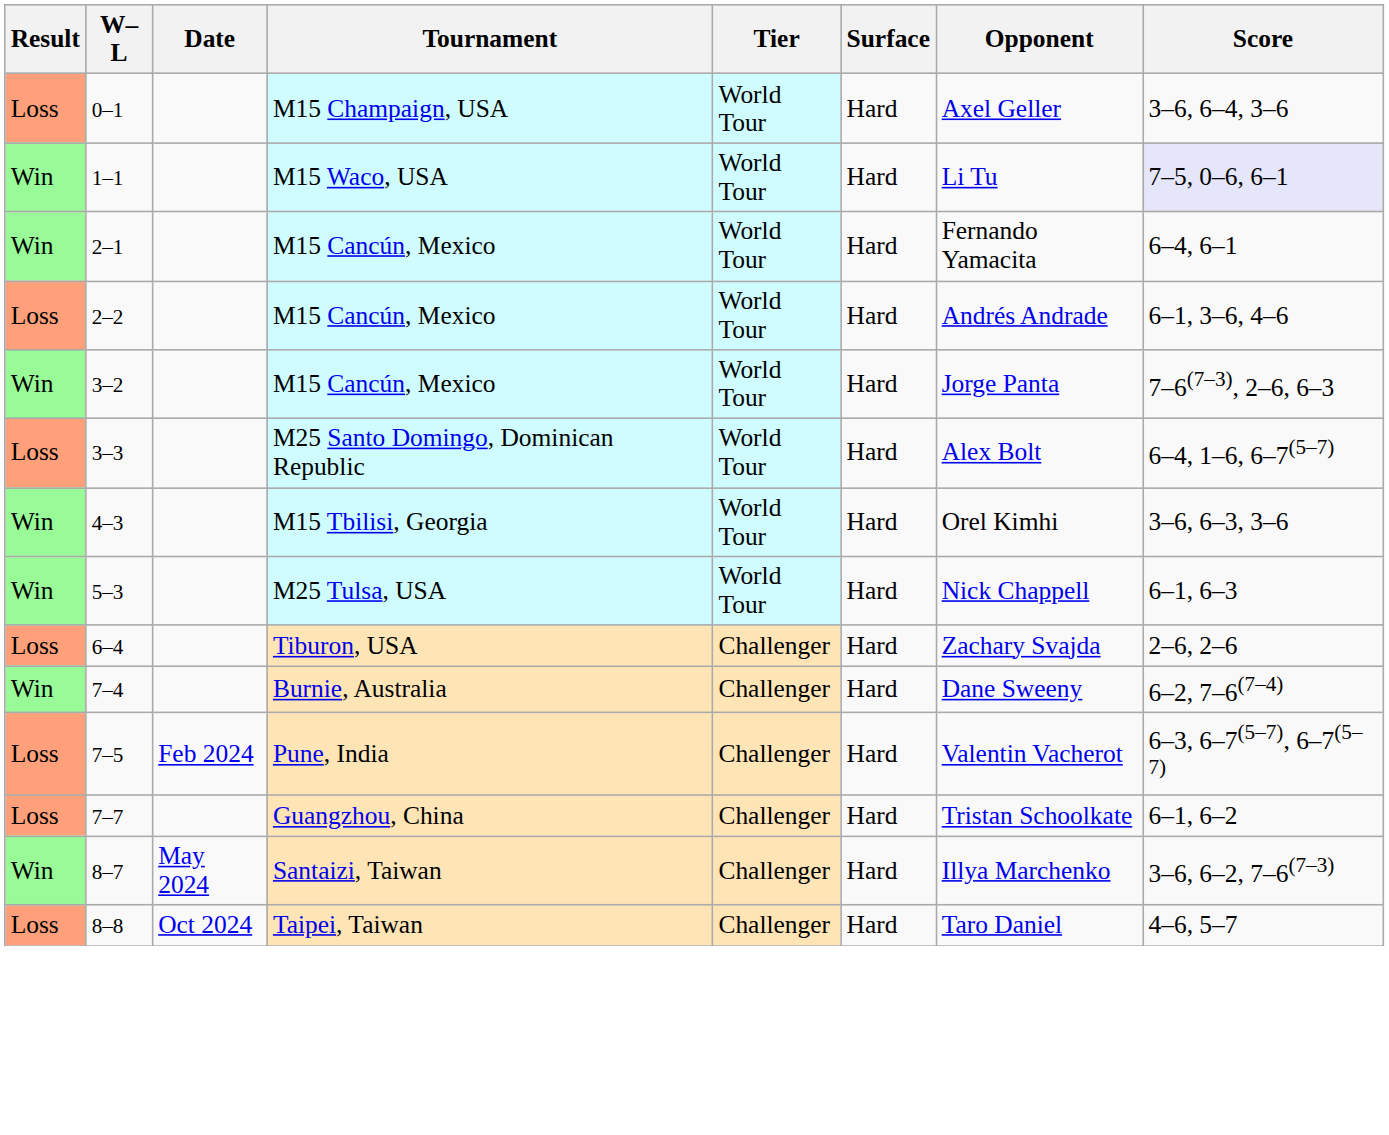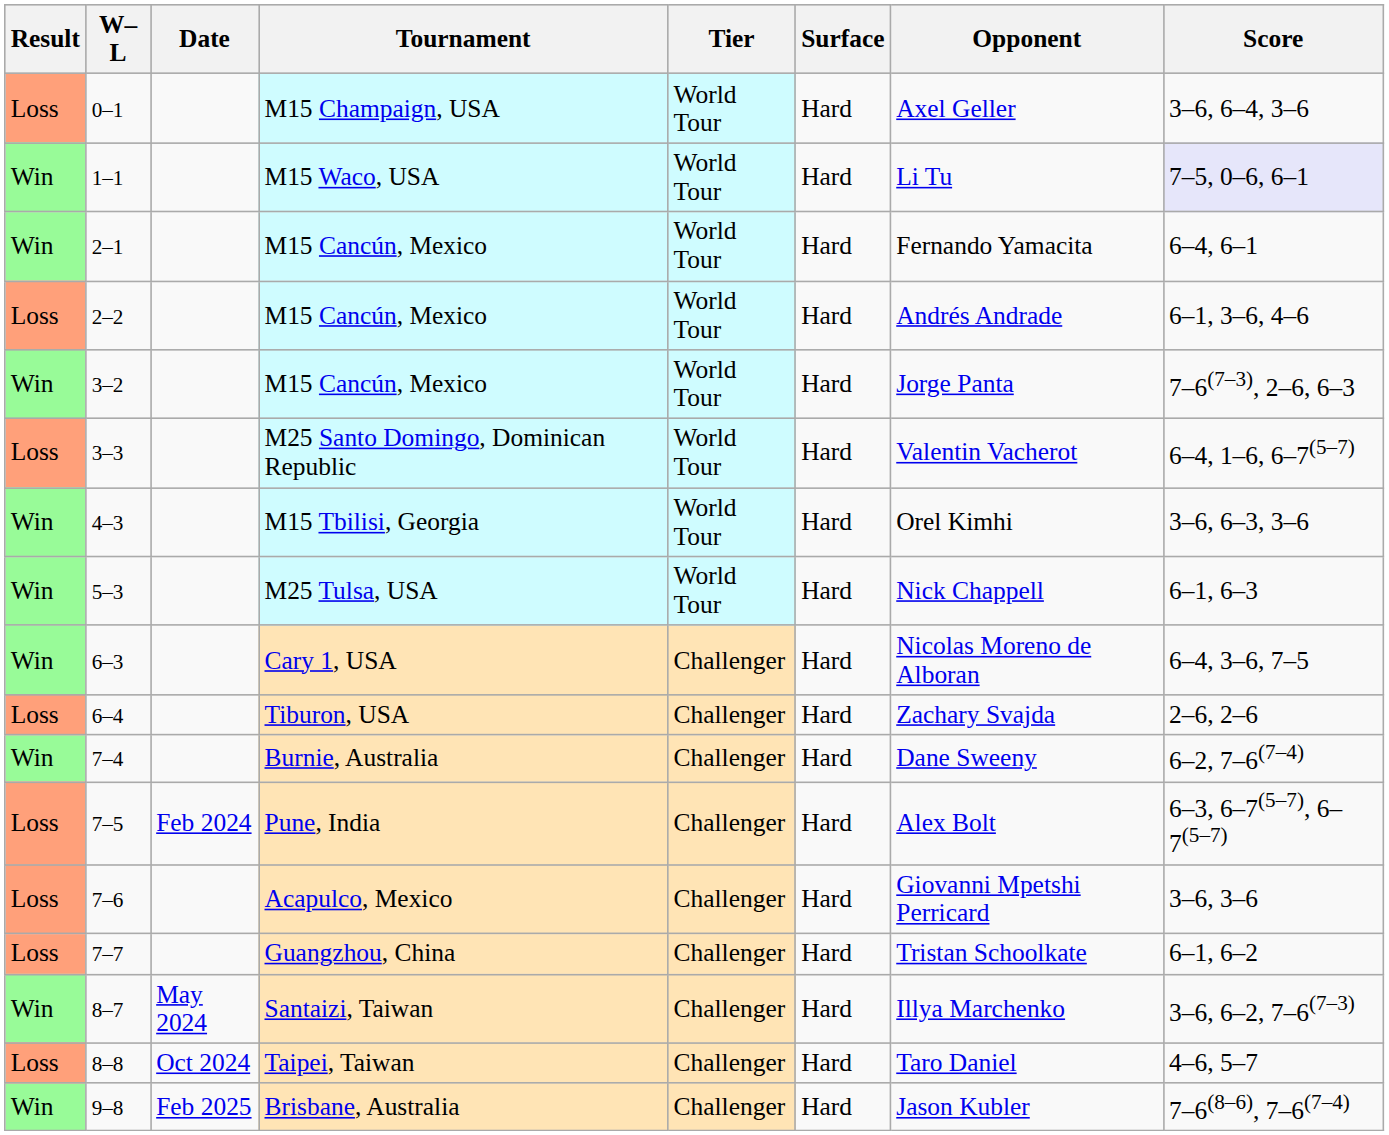(992, 452) Alex Bolt -> (987, 452) Valentin Vacherot
+ row: (108, 661)
(1032, 754) Valentin Vacherot -> (946, 823) Alex Bolt
+ row: (108, 900)
+ row: (108, 1108)
